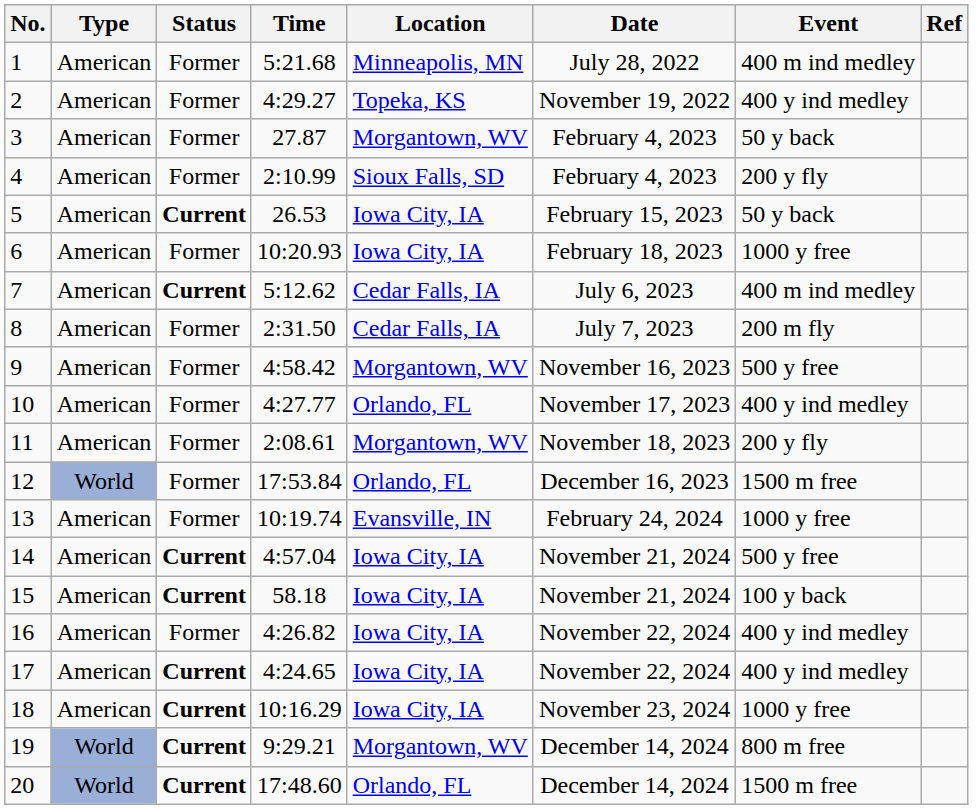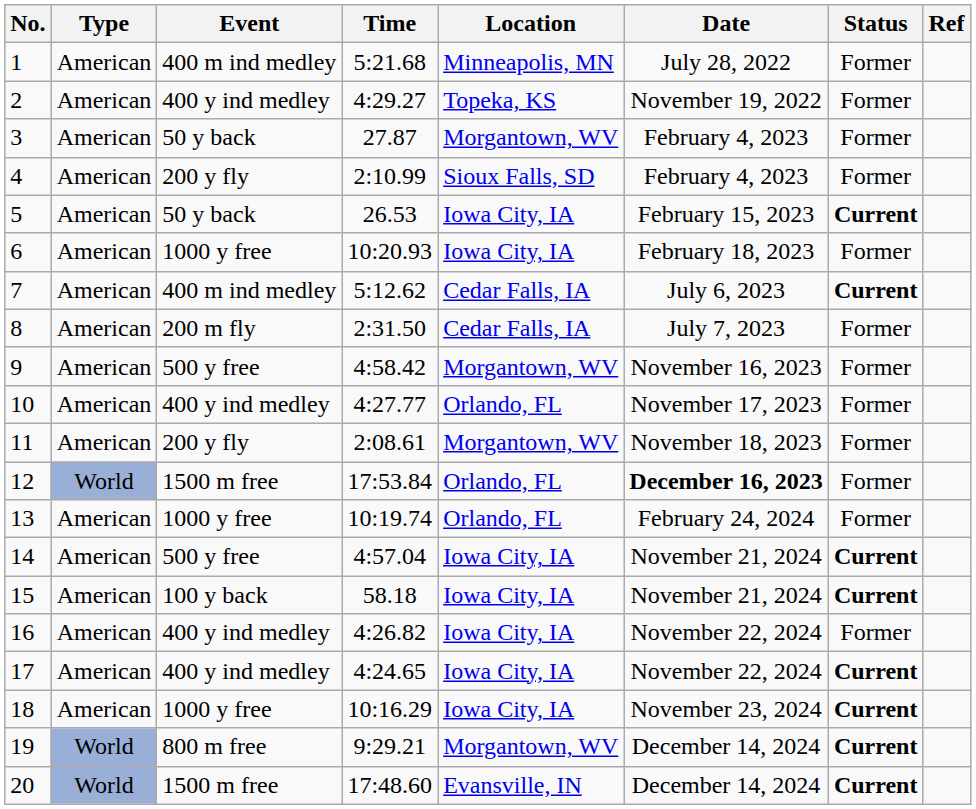columns swapped: (828, 23) <-> (204, 23)
(635, 480) normal -> (726, 480) bold
(422, 518) Evansville, IN -> (502, 518) Orlando, FL
(412, 784) Orlando, FL -> (512, 784) Evansville, IN
